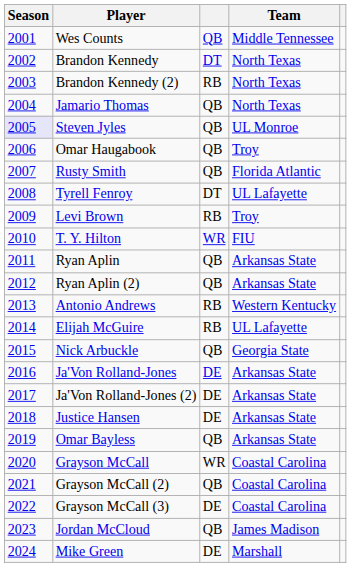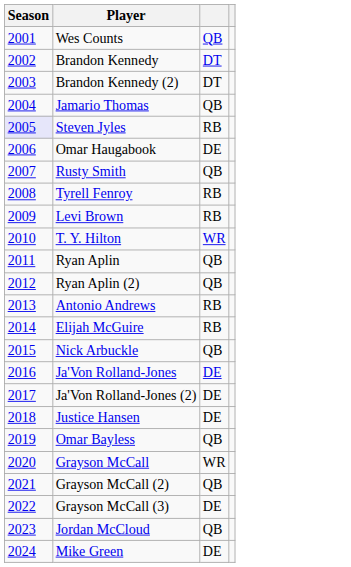- column: (284, 15)
(212, 82) RB -> (212, 82) DT
(213, 127) QB -> (212, 127) RB
(213, 149) QB -> (212, 149) DE
(212, 194) DT -> (212, 194) RB
